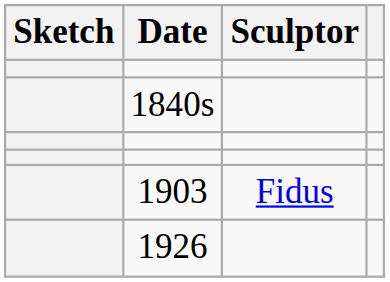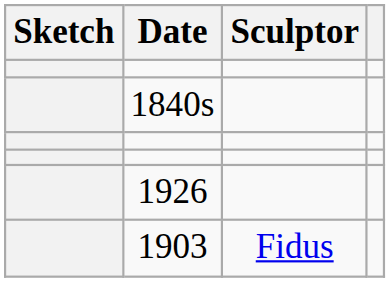rows swapped: (172, 191) <-> (172, 247)
